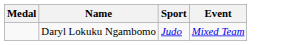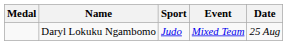+ column: (265, 13)
